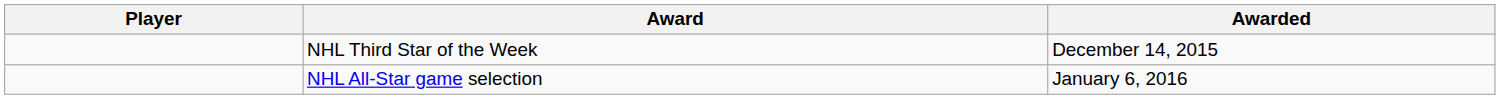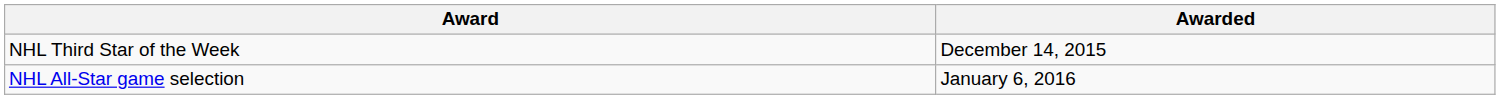- column: (154, 19)
